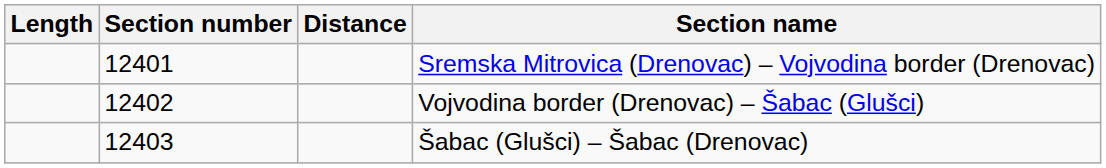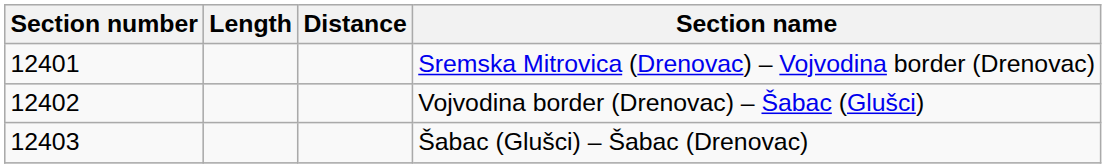columns swapped: (198, 24) <-> (52, 24)
